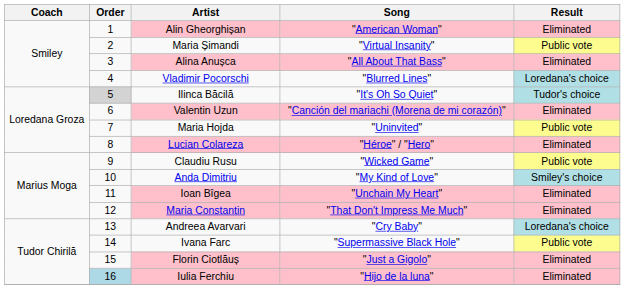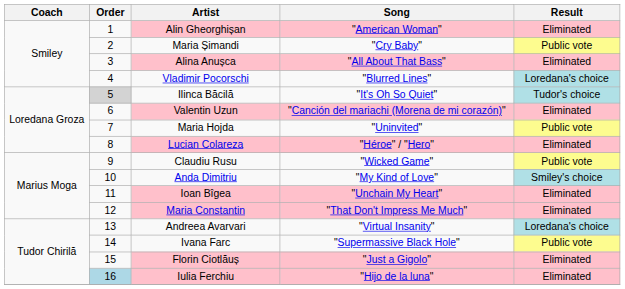(397, 45) "Virtual Insanity" -> (397, 45) "Cry Baby"
(397, 227) "Cry Baby" -> (397, 227) "Virtual Insanity"
